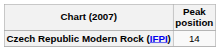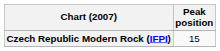(194, 38) 14 -> (194, 38) 15
